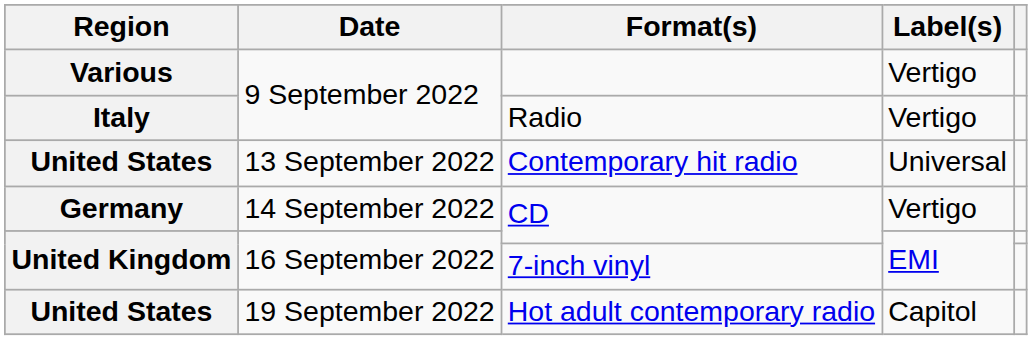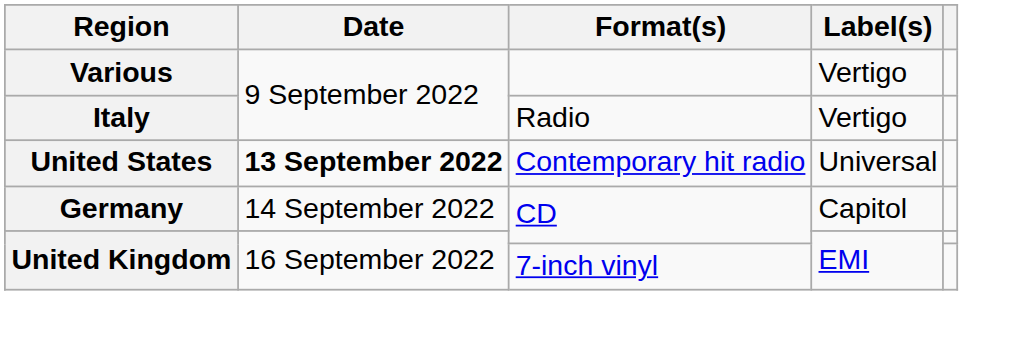(370, 162) normal -> (374, 162) bold
(933, 207) Vertigo -> (863, 207) Capitol
- row: (121, 311)
